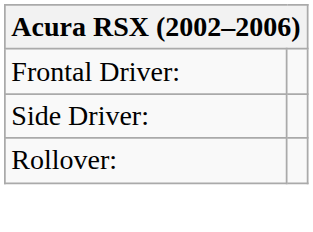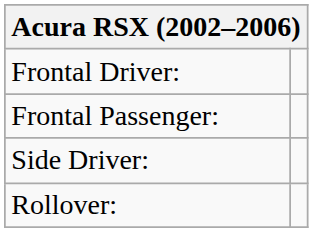+ row: (115, 115)
